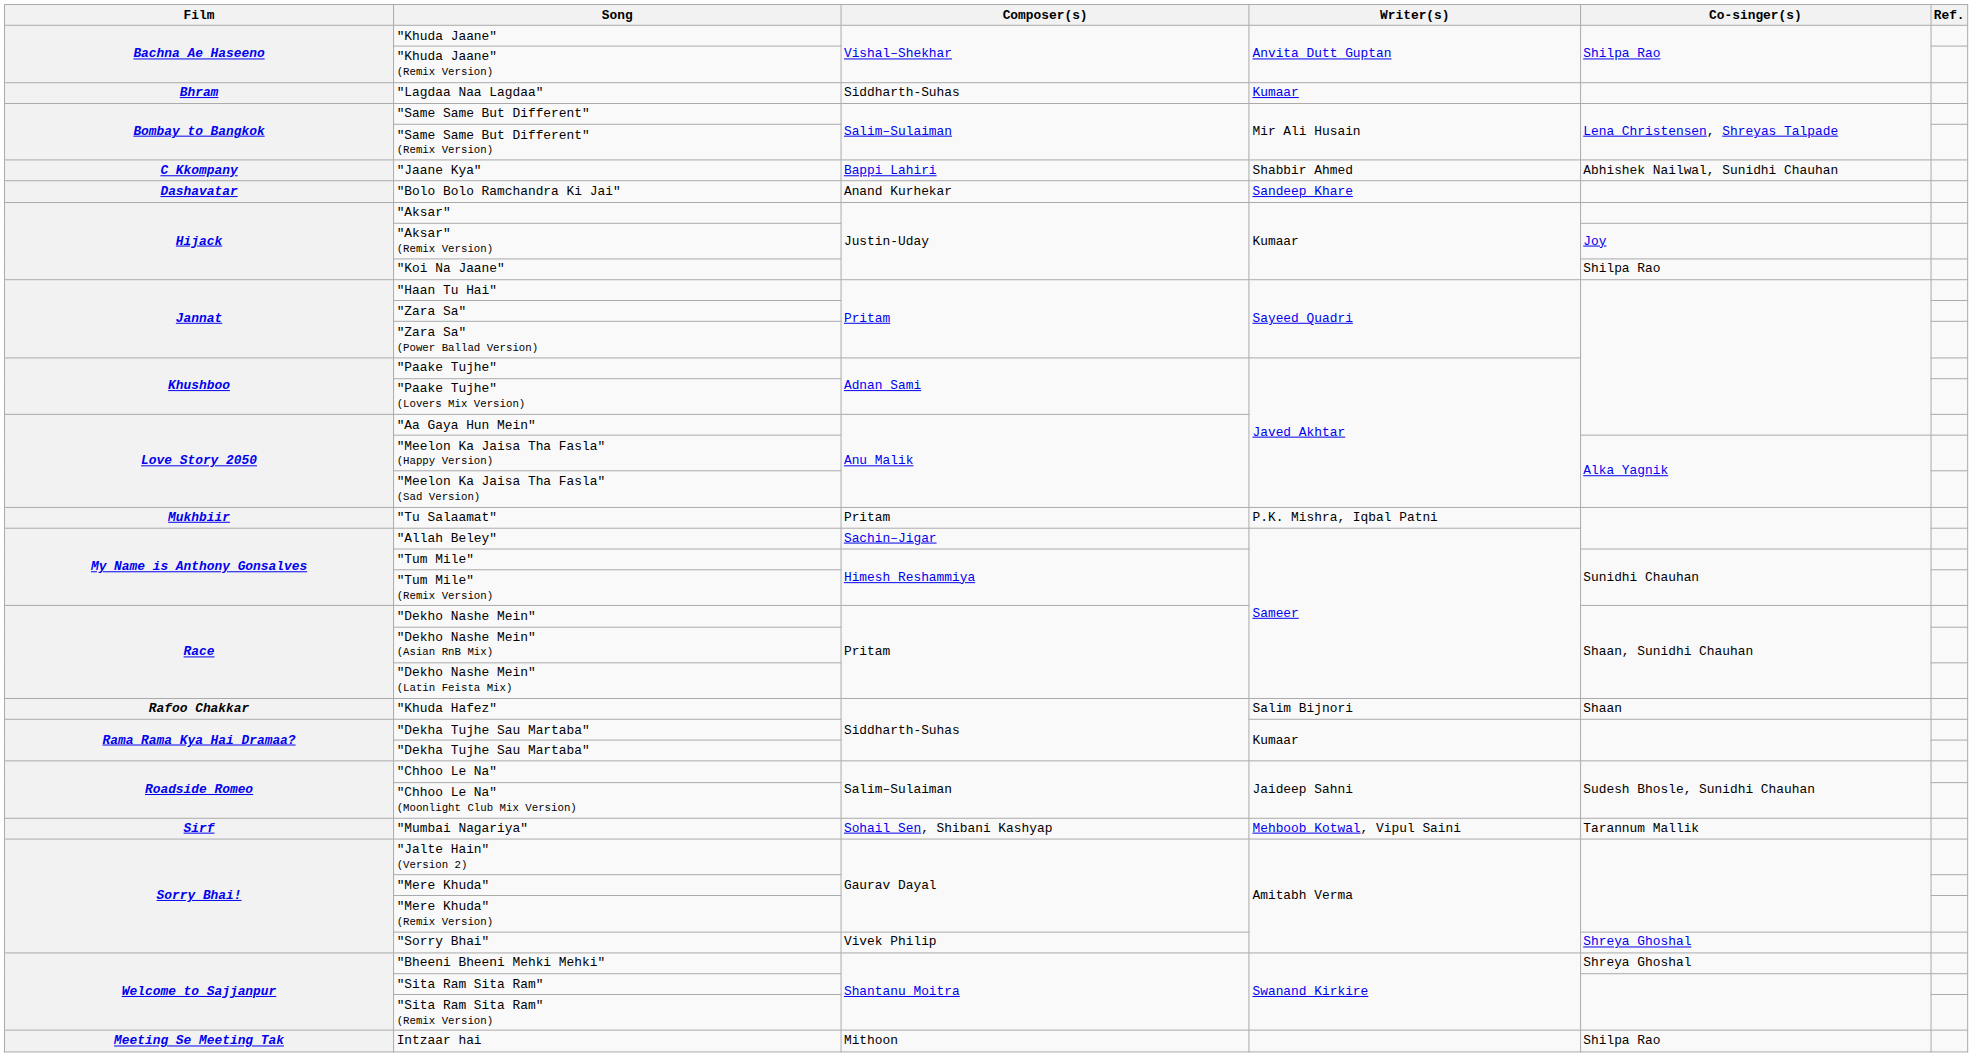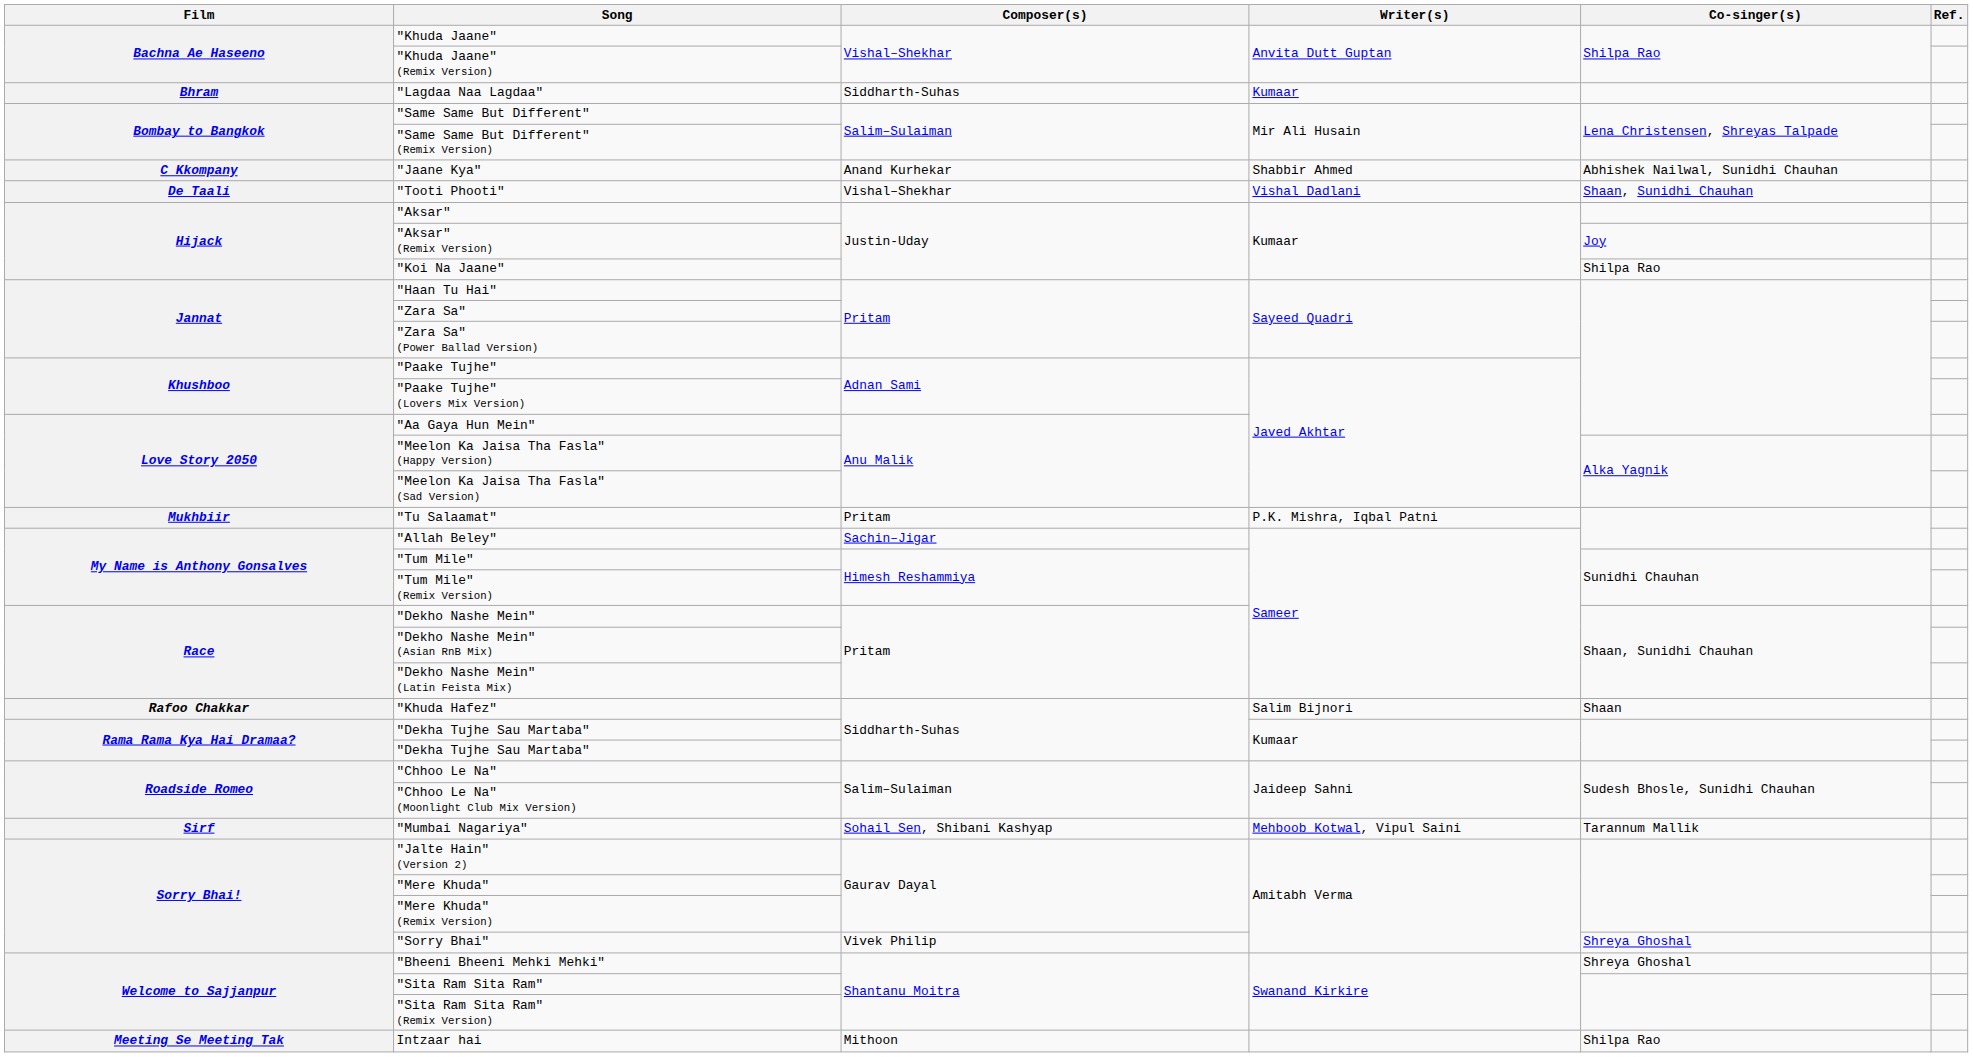(890, 171) Bappi Lahiri -> (898, 171) Anand Kurhekar
- row: (199, 192)
+ row: (199, 192)
